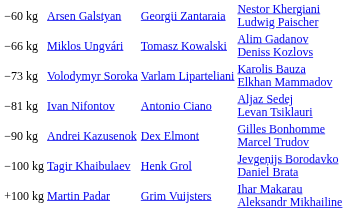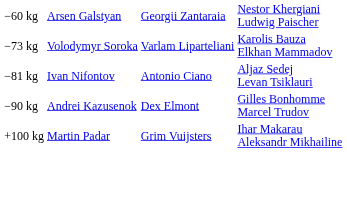- row: (21, 45)
- row: (24, 165)
